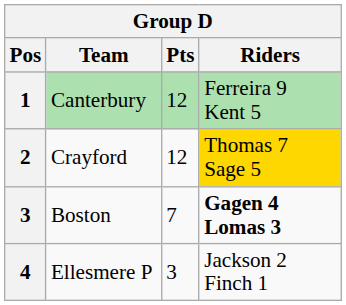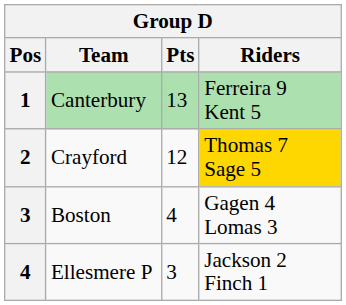(177, 100) 12 -> (177, 100) 13
(172, 214) 7 -> (172, 214) 4
(243, 214) bold -> (241, 214) normal
